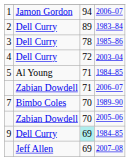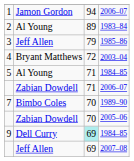(36, 27) Dell Curry -> (34, 27) Al Young
(36, 42) Dell Curry -> (34, 42) Jeff Allen
(87, 42) 78 -> (91, 42) 79
(36, 57) Dell Curry -> (49, 57) Bryant Matthews
